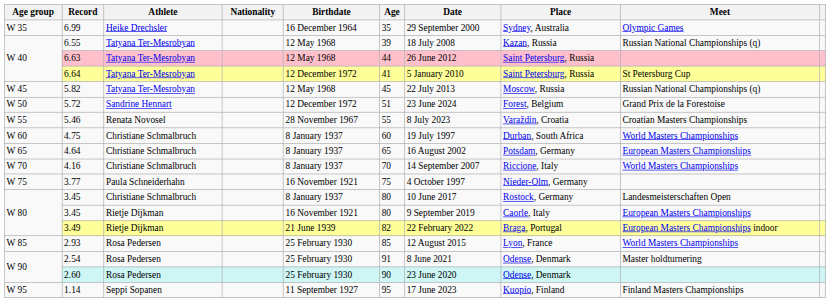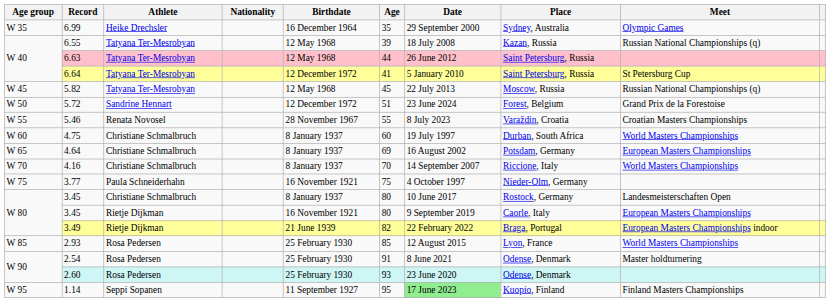(386, 151) 65 -> (386, 151) 69
(386, 275) 90 -> (386, 275) 93
(432, 290) no background -> (432, 290) lightgreen background
